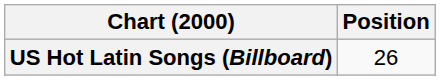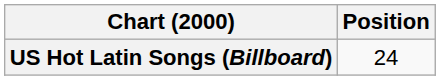(386, 57) 26 -> (386, 57) 24
